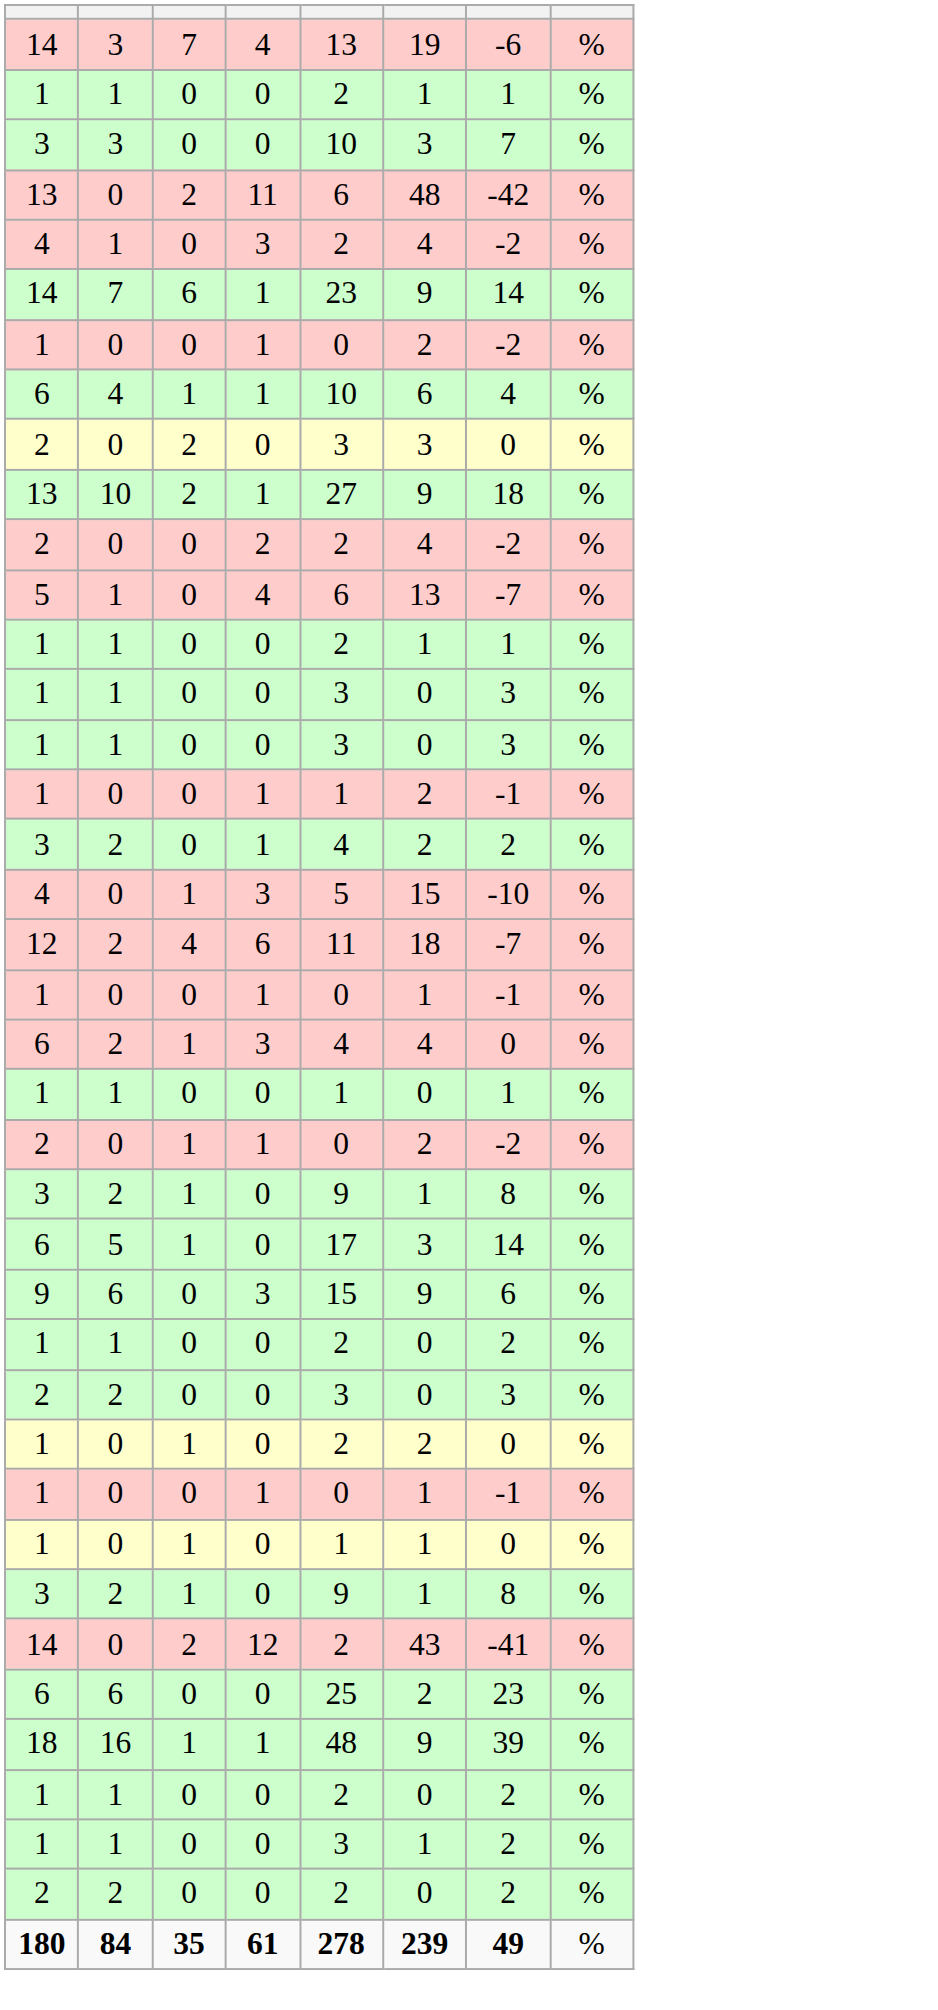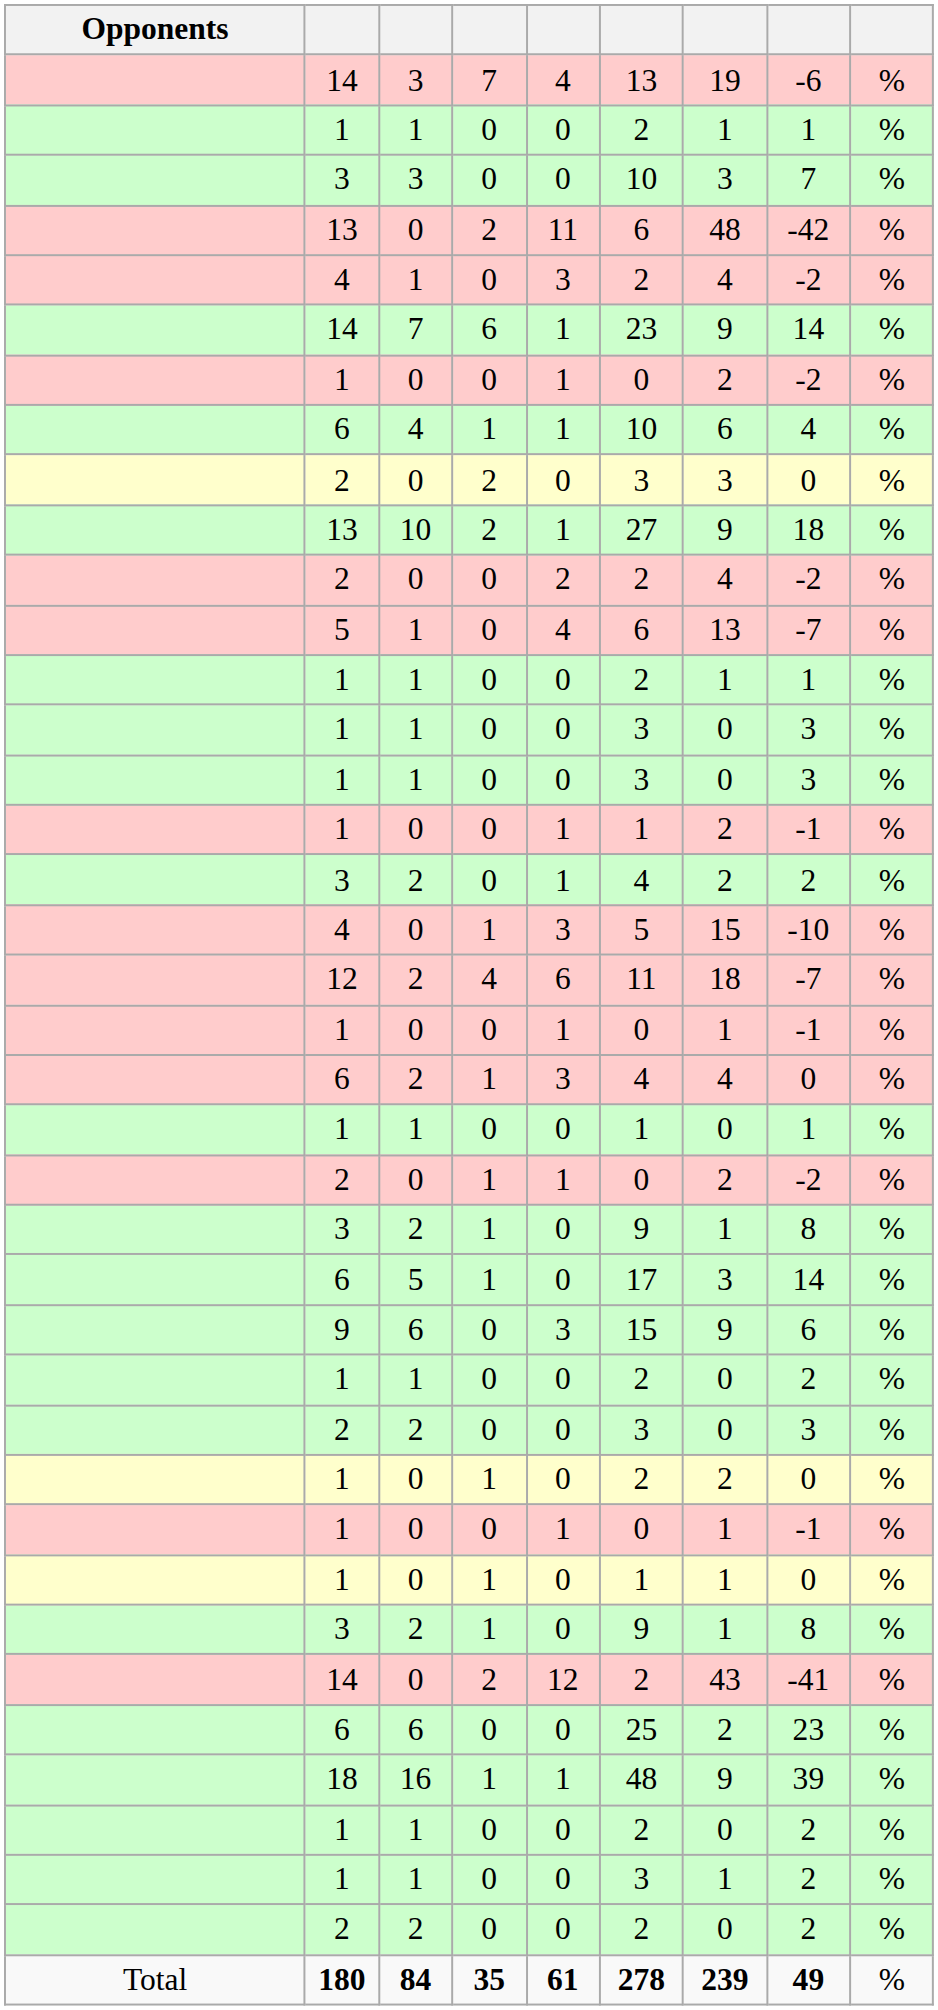+ column: (155, 29)
